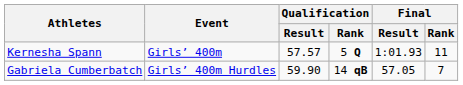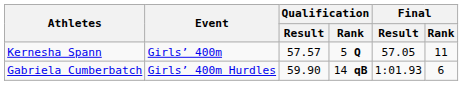(398, 51) 1:01.93 -> (398, 51) 57.05
(398, 70) 57.05 -> (398, 70) 1:01.93
(441, 70) 7 -> (441, 70) 6
